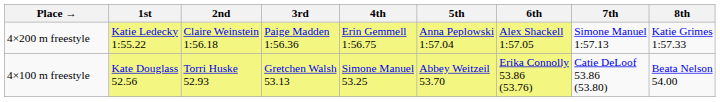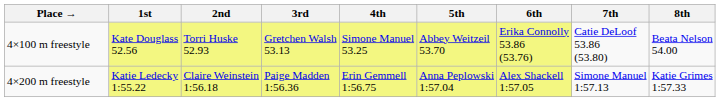rows swapped: (48, 75) <-> (48, 37)
